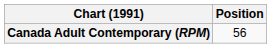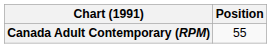(240, 33) 56 -> (240, 33) 55
